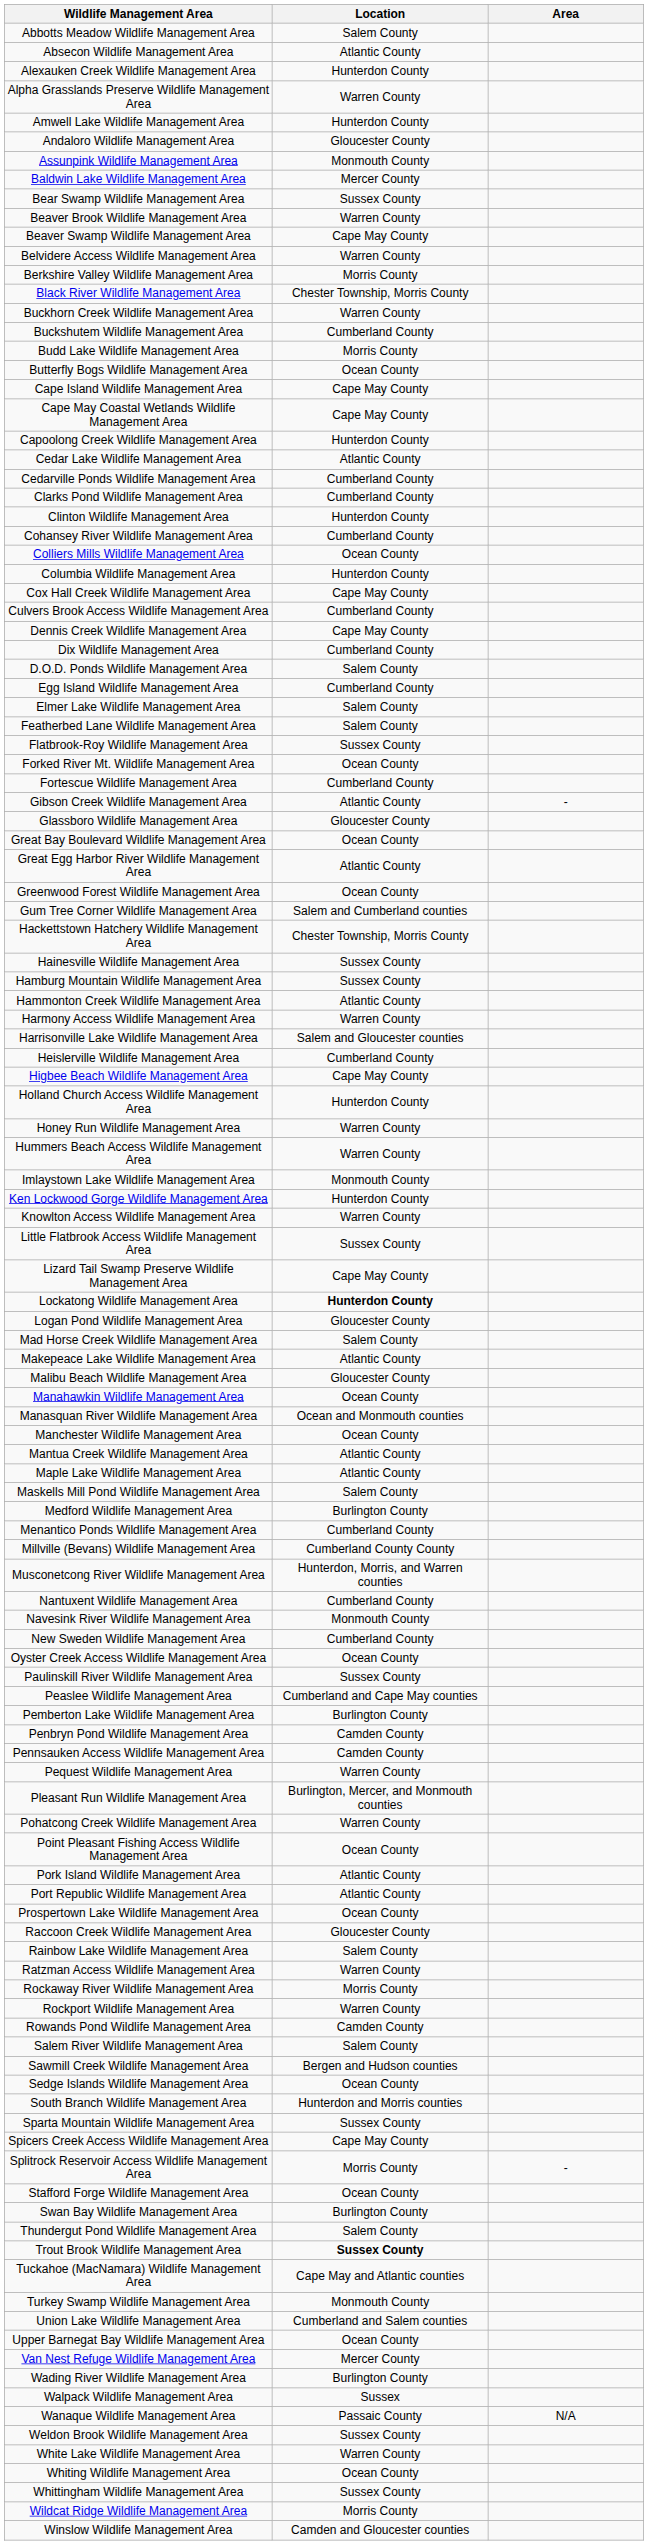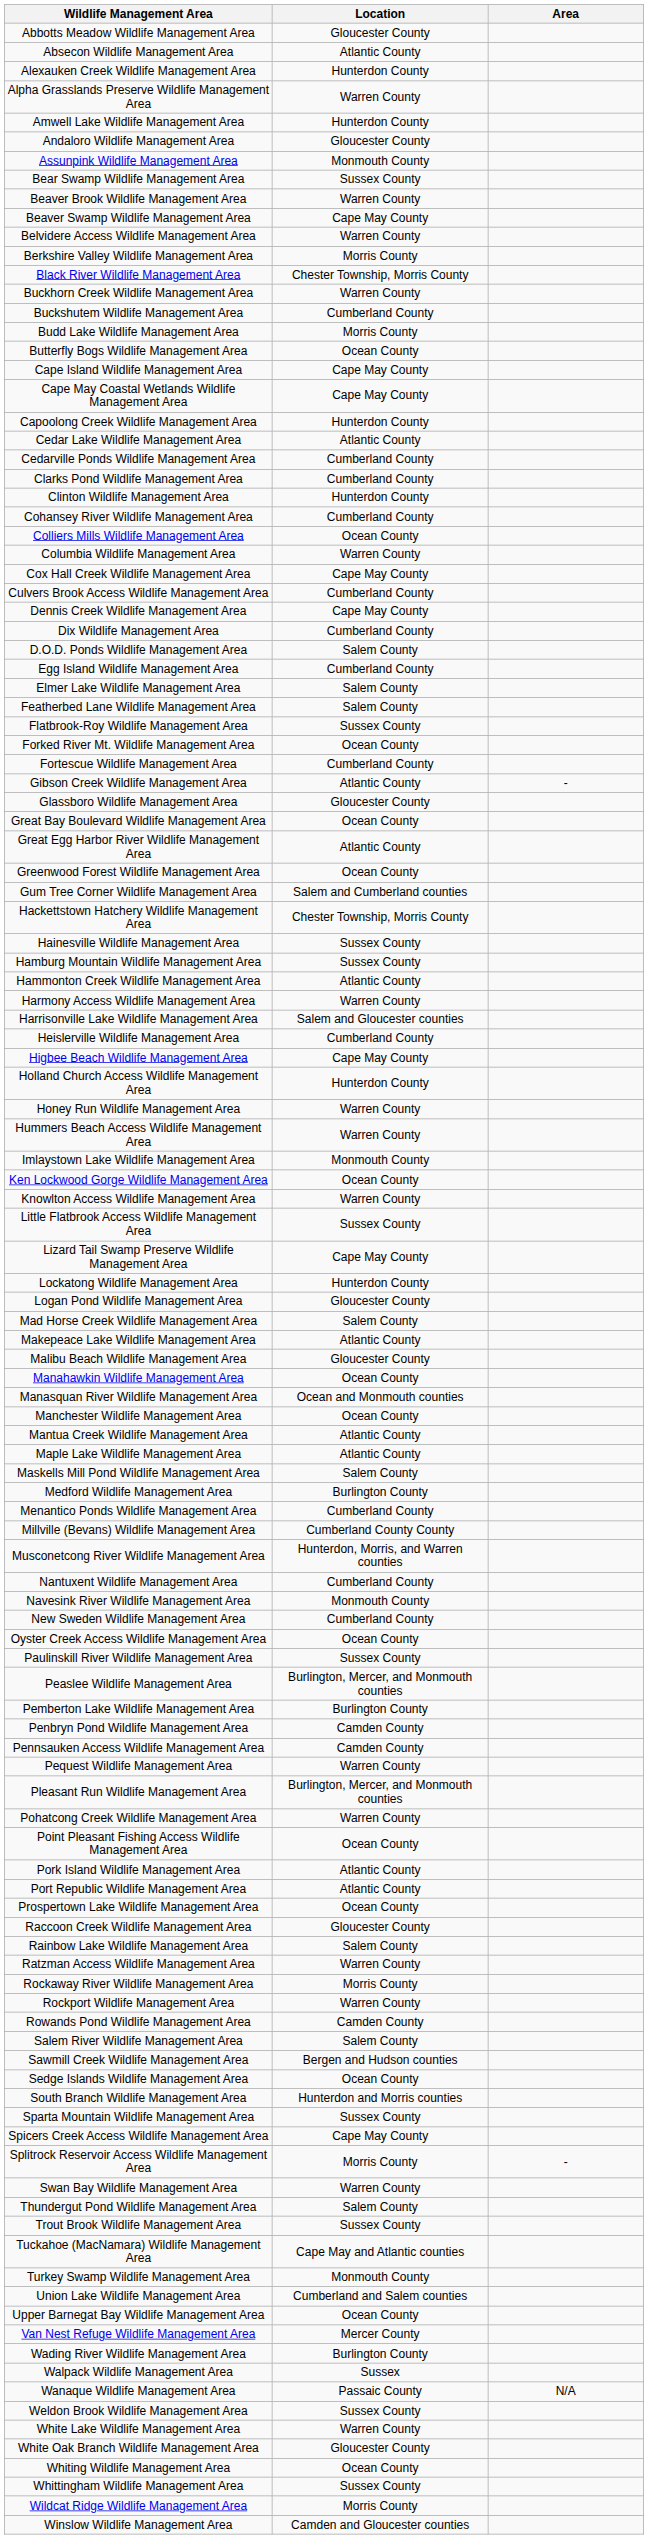(380, 33) Salem County -> (380, 33) Gloucester County
- row: (138, 179)
(380, 573) Hunterdon County -> (380, 554) Warren County
(380, 1198) Hunterdon County -> (380, 1179) Ocean County
(380, 1301) bold -> (380, 1282) normal
(380, 1696) Cumberland and Cape May counties -> (380, 1683) Burlington, Mercer, and Monmouth counties
- row: (138, 2193)
(380, 2212) Burlington County -> (380, 2187) Warren County
(380, 2250) bold -> (380, 2225) normal
+ row: (138, 2448)
